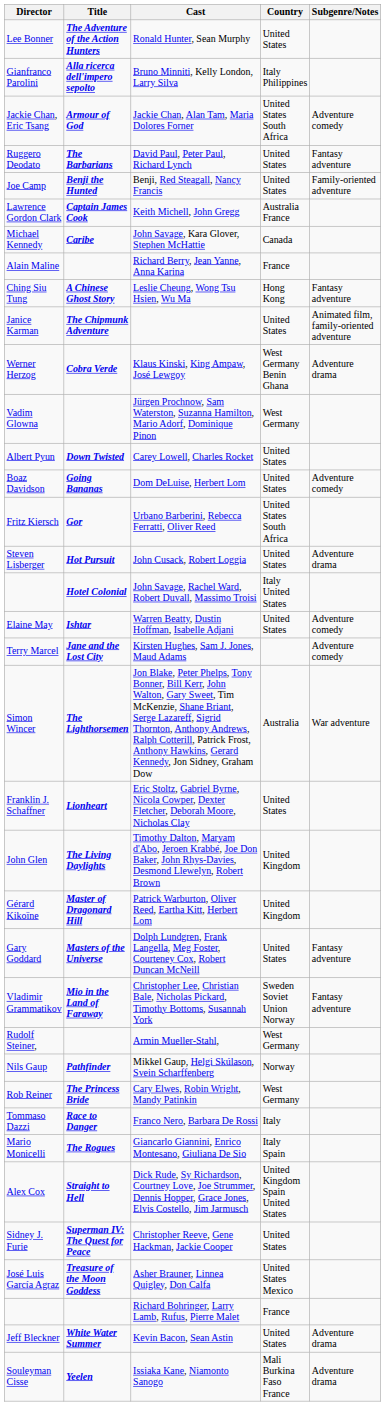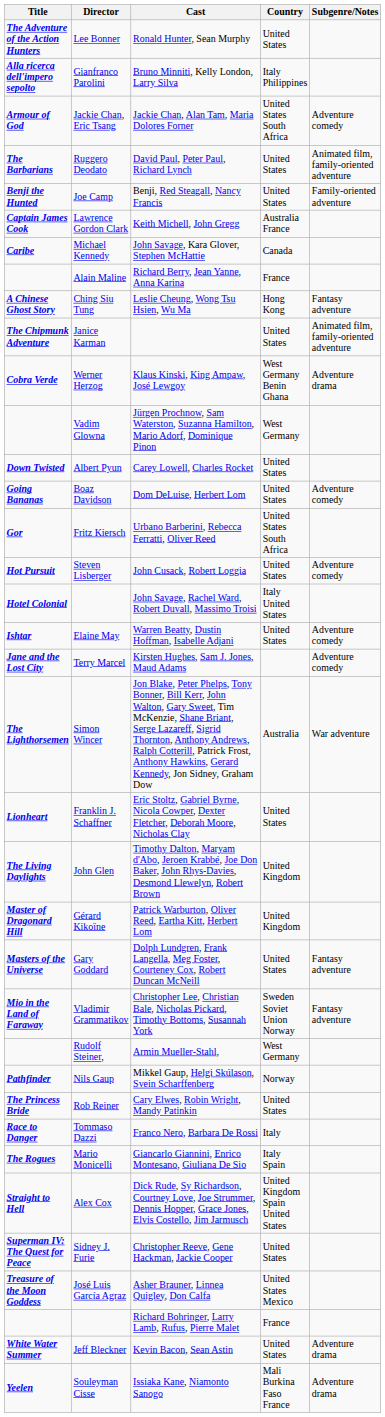columns swapped: (97, 12) <-> (34, 12)
(331, 158) Fantasy adventure -> (343, 164) Animated film, family-oriented adventure
(333, 559) Adventure drama -> (333, 570) Adventure comedy
(281, 1094) West Germany -> (276, 1105) United States
